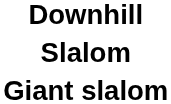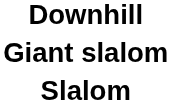rows swapped: (86, 90) <-> (86, 53)
